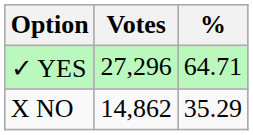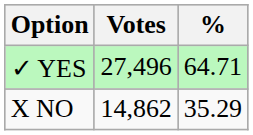(136, 66) 27,296 -> (136, 66) 27,496
